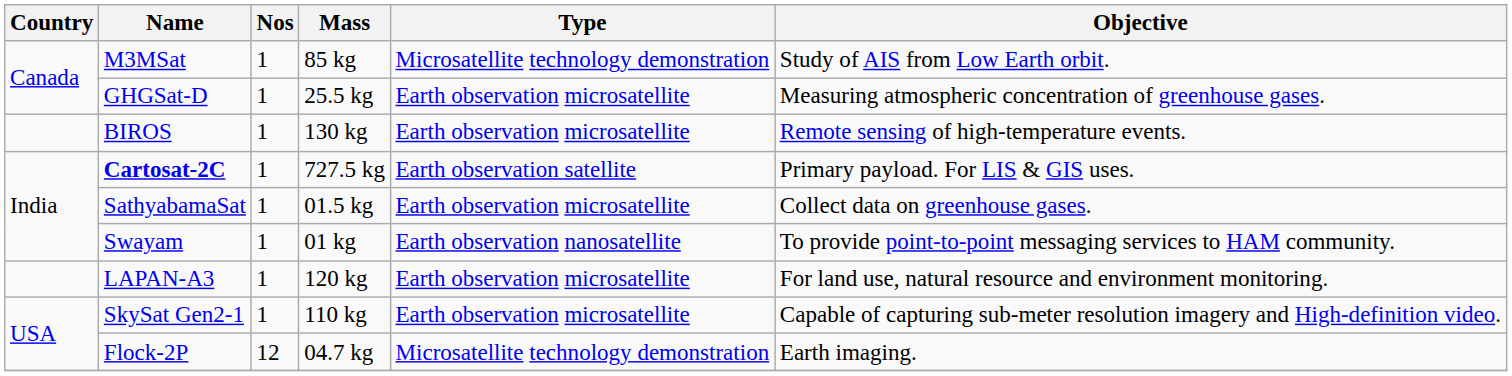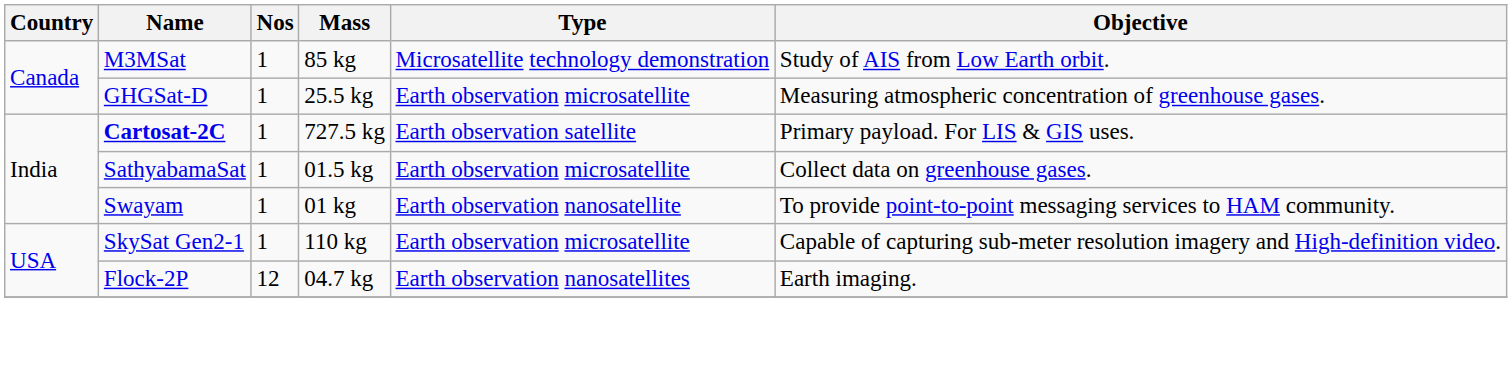- row: (138, 132)
- row: (159, 278)
(582, 351) Microsatellite technology demonstration -> (543, 278) Earth observation nanosatellites
